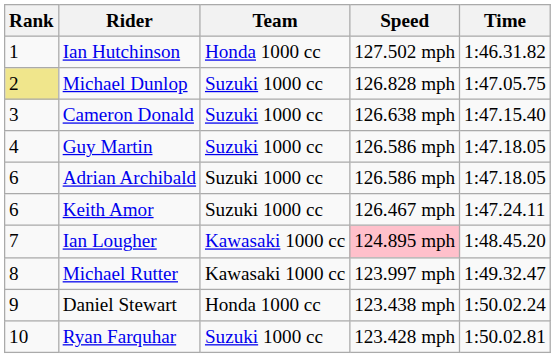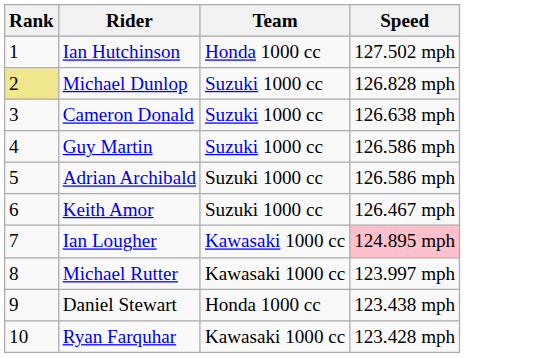- column: (505, 20)
(14, 178) 6 -> (14, 178) 5
(264, 336) Suzuki 1000 cc -> (275, 336) Kawasaki 1000 cc
